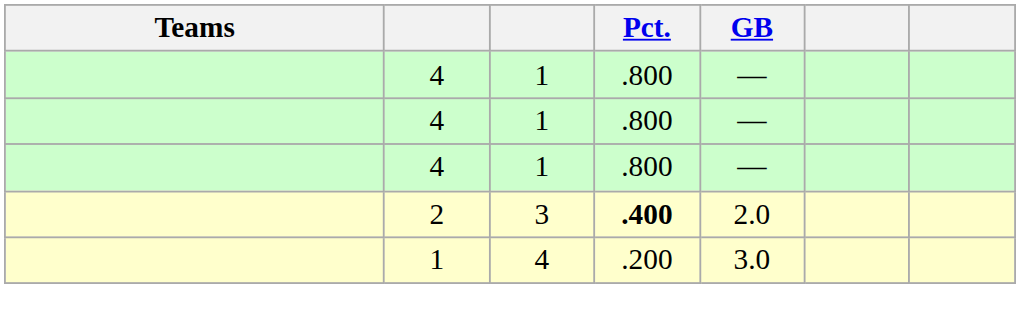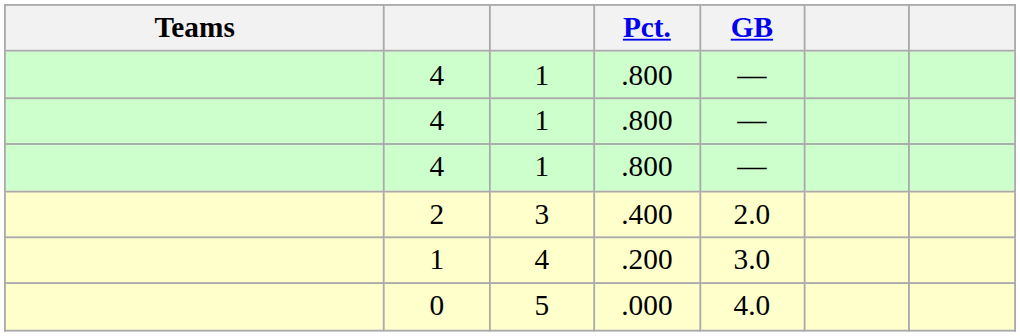(647, 213) bold -> (647, 213) normal
+ row: (437, 306)
